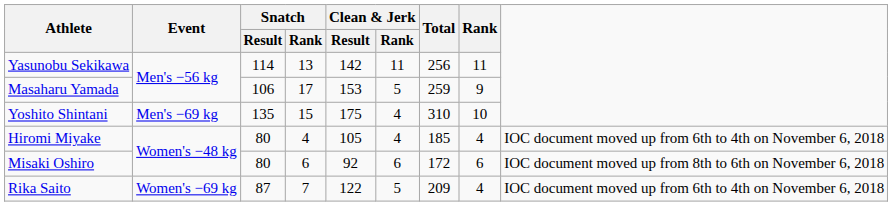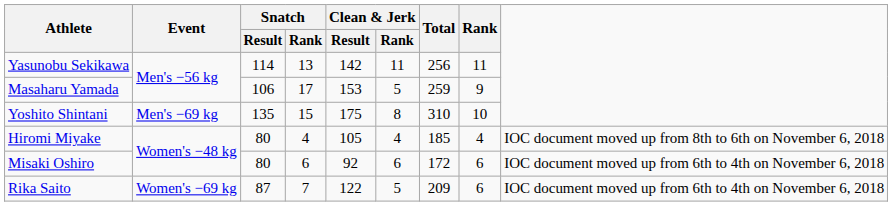(397, 114) 4 -> (397, 114) 8
(694, 139) IOC document moved up from 6th to 4th on November 6, 2018 -> (694, 139) IOC document moved up from 8th to 6th on November 6, 2018
(694, 164) IOC document moved up from 8th to 6th on November 6, 2018 -> (694, 164) IOC document moved up from 6th to 4th on November 6, 2018
(480, 188) 4 -> (480, 188) 6
